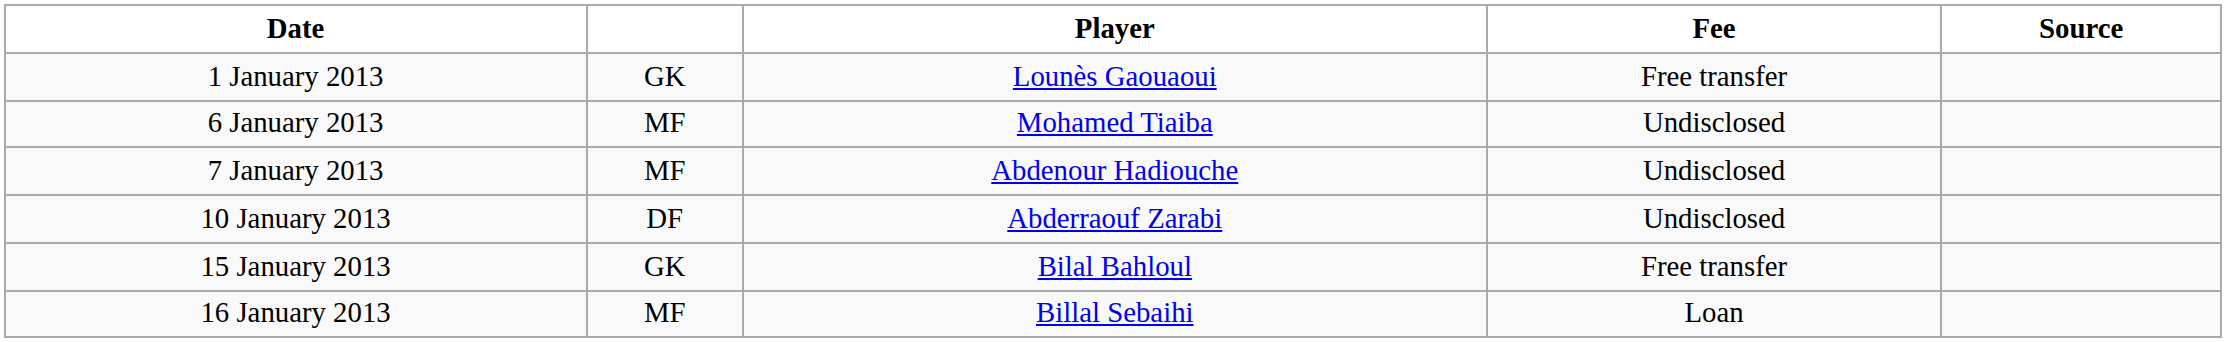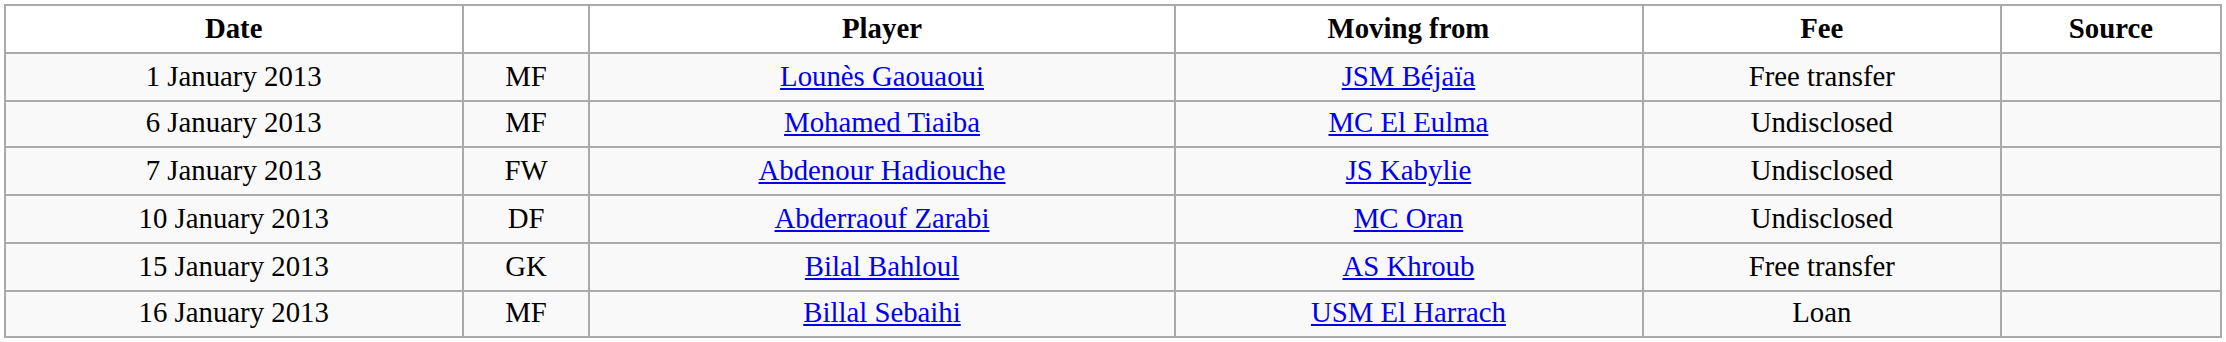+ column: (1408, 28)
(665, 76) GK -> (526, 76) MF
(665, 171) MF -> (526, 171) FW
